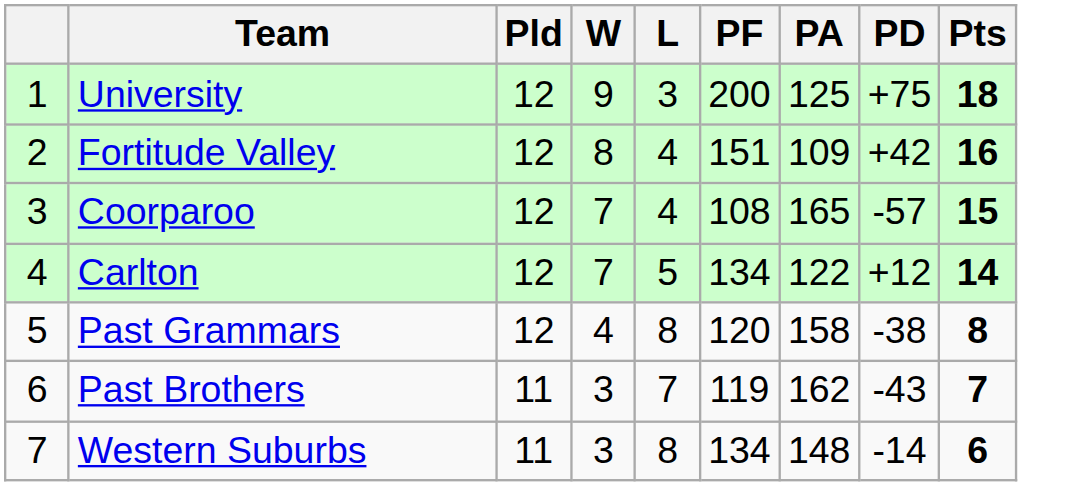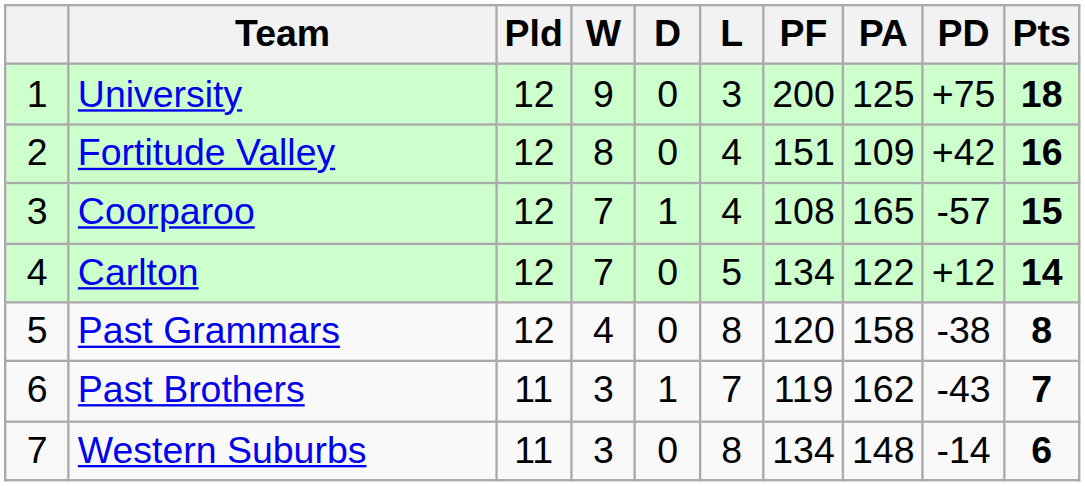+ column: (668, 34)
